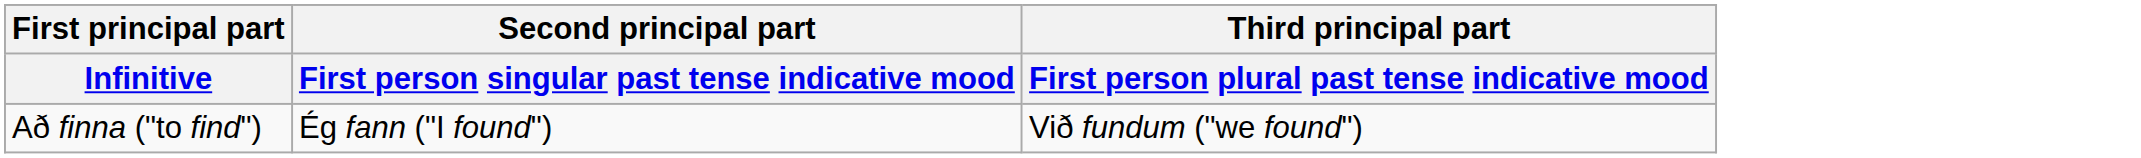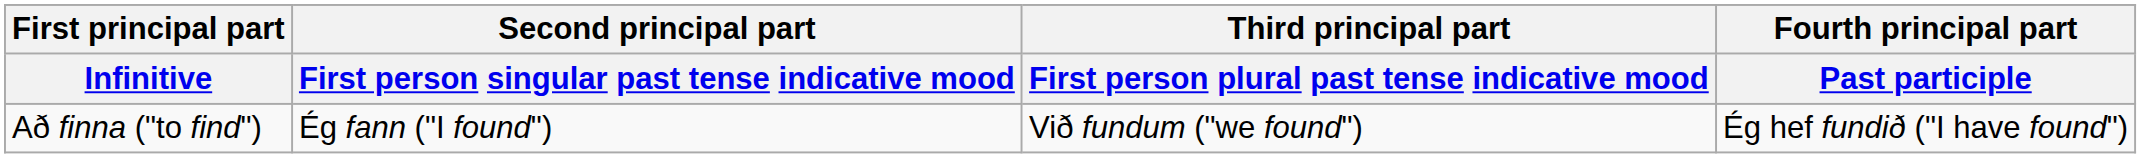+ column: (1926, 78)
